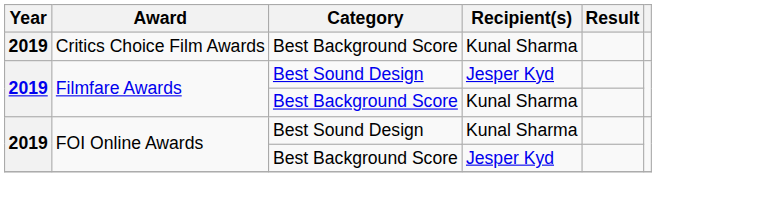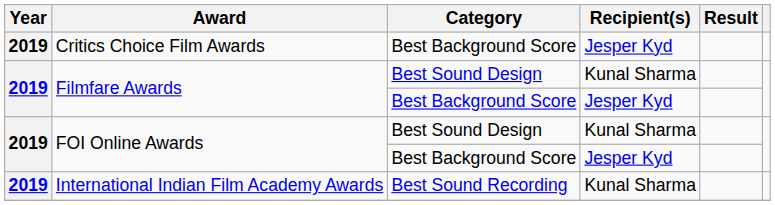(522, 46) Kunal Sharma -> (628, 46) Jesper Kyd
(510, 74) Jesper Kyd -> (640, 74) Kunal Sharma
(522, 102) Kunal Sharma -> (628, 102) Jesper Kyd
+ row: (220, 185)
